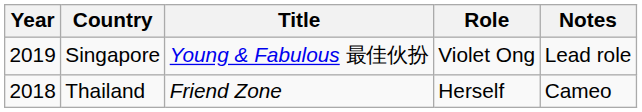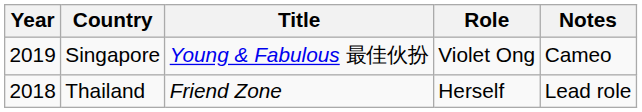(588, 55) Lead role -> (578, 55) Cameo
(578, 90) Cameo -> (588, 90) Lead role
